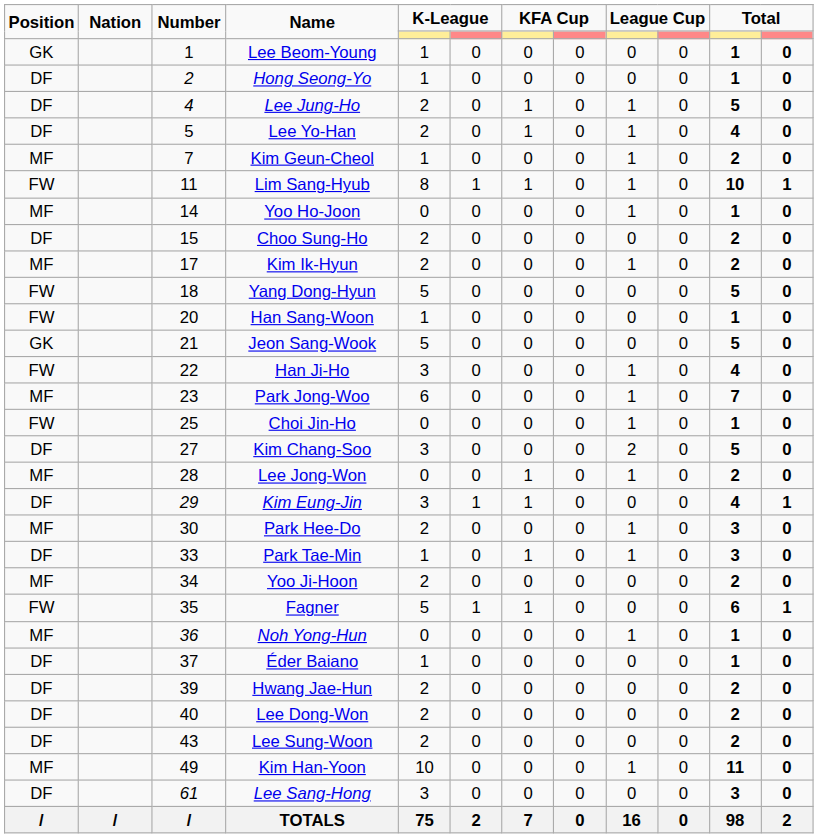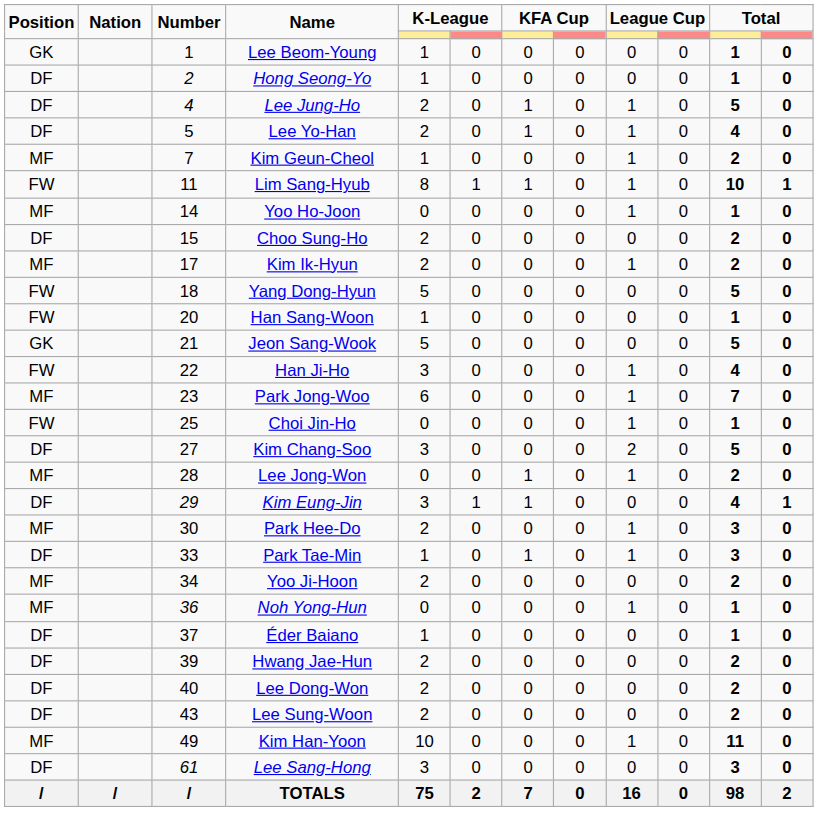- row: (312, 608)
